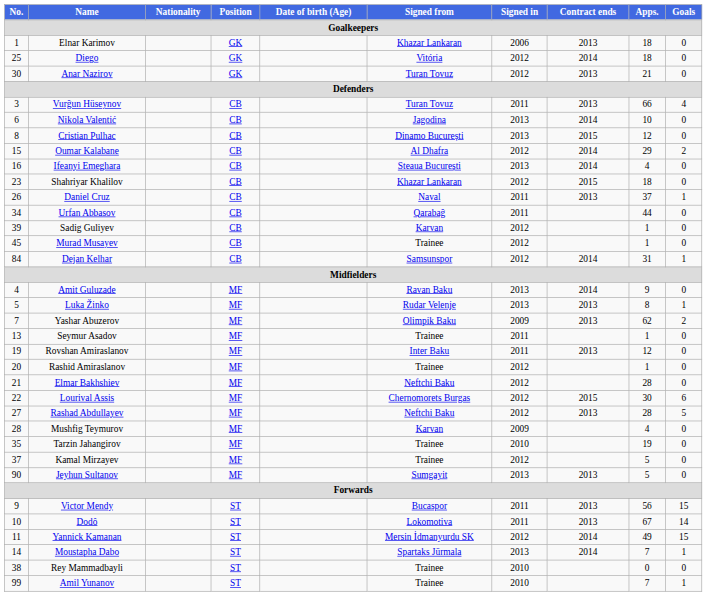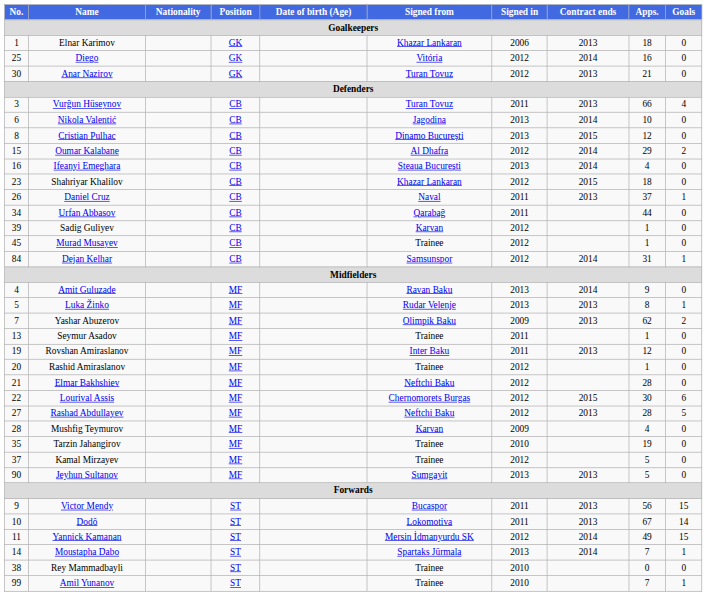(647, 58) 18 -> (647, 58) 16
